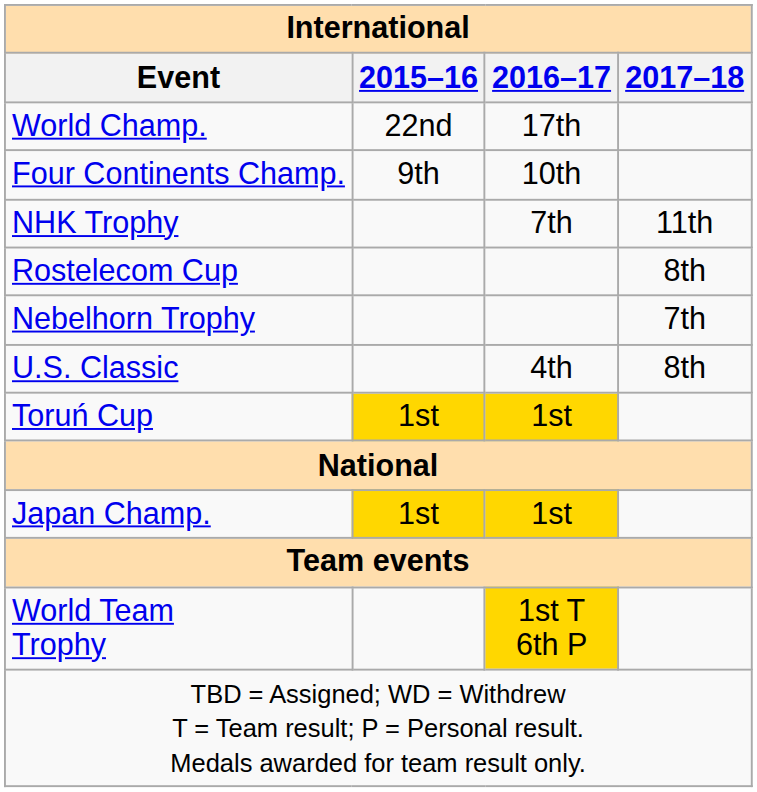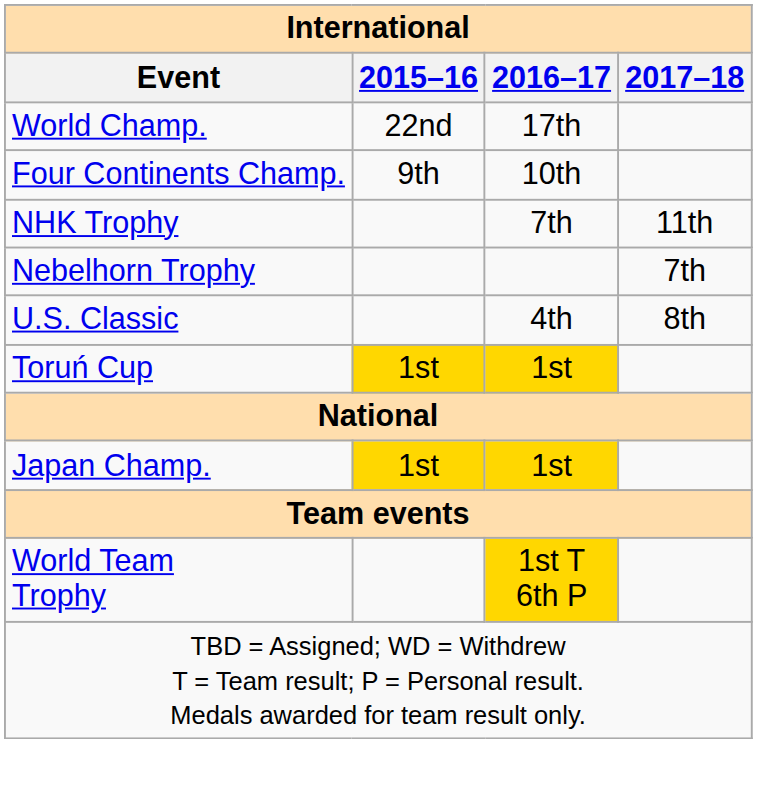- row: (125, 271)
